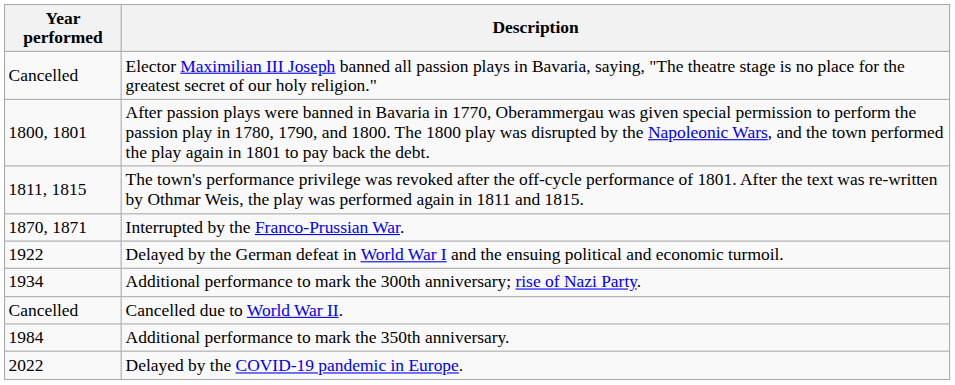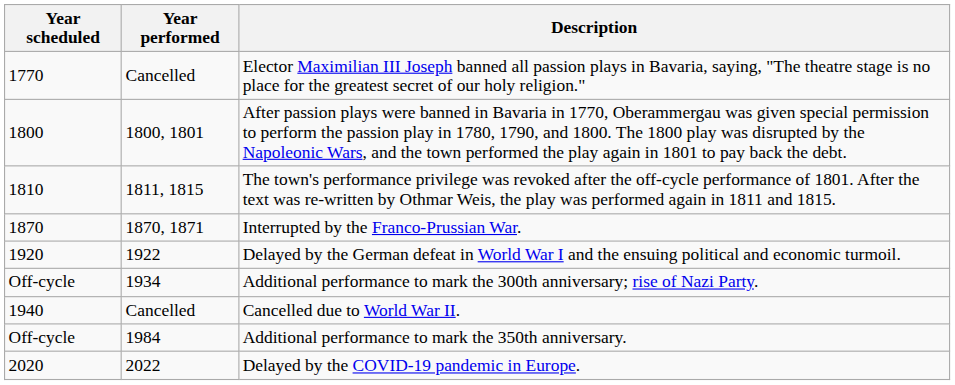+ column: (63, 28)
